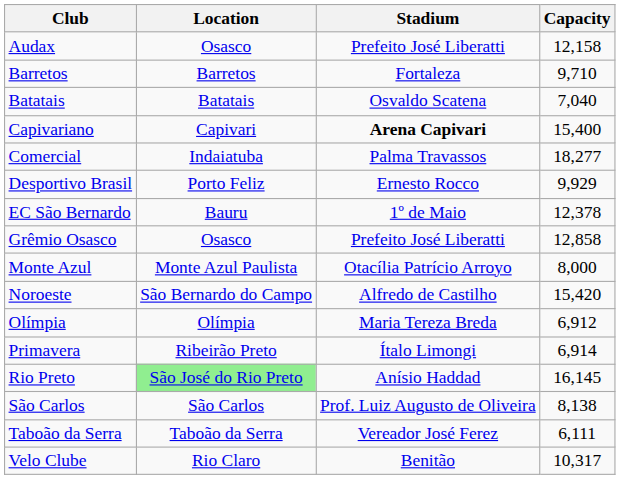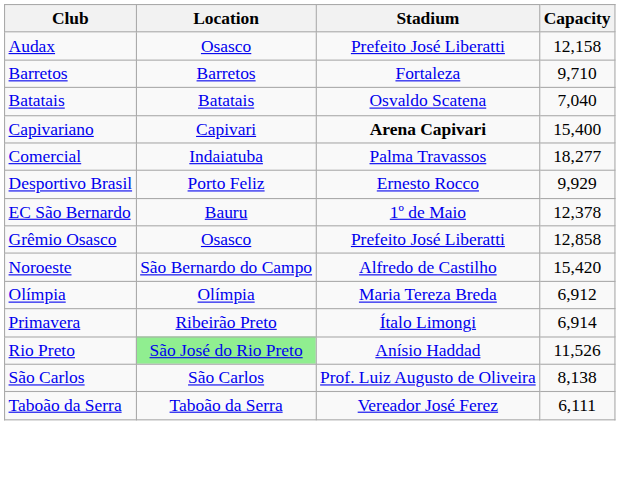- row: (50, 267)
(577, 377) 16,145 -> (577, 350) 11,526
- row: (48, 460)
